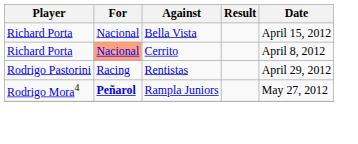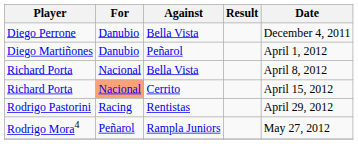+ row: (41, 32)
+ row: (50, 51)
(296, 32) April 15, 2012 -> (295, 70) April 8, 2012
(294, 51) April 8, 2012 -> (298, 88) April 15, 2012
(116, 90) bold -> (116, 128) normal
